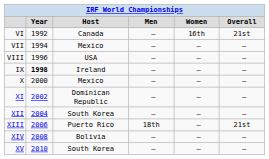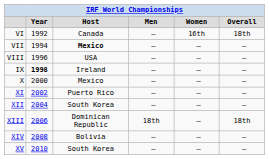(242, 33) 21st -> (242, 33) 18th
(91, 45) normal -> (91, 45) bold
(91, 97) Dominican Republic -> (91, 92) Puerto Rico
(91, 124) Puerto Rico -> (91, 120) Dominican Republic
(242, 124) 21st -> (242, 120) 18th
